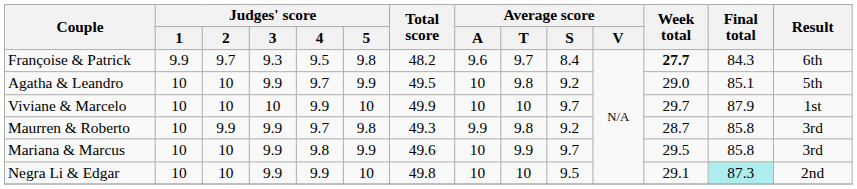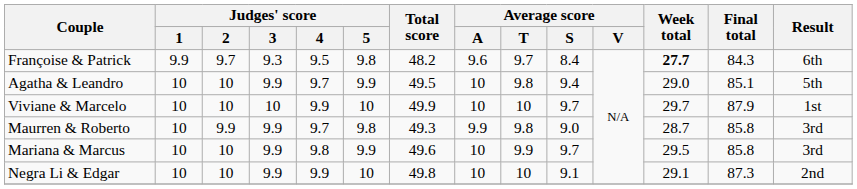(570, 83) 9.2 -> (570, 83) 9.4
(570, 127) 9.2 -> (570, 127) 9.0
(570, 172) 9.5 -> (570, 172) 9.1
(741, 172) paleturquoise background -> (741, 172) no background
